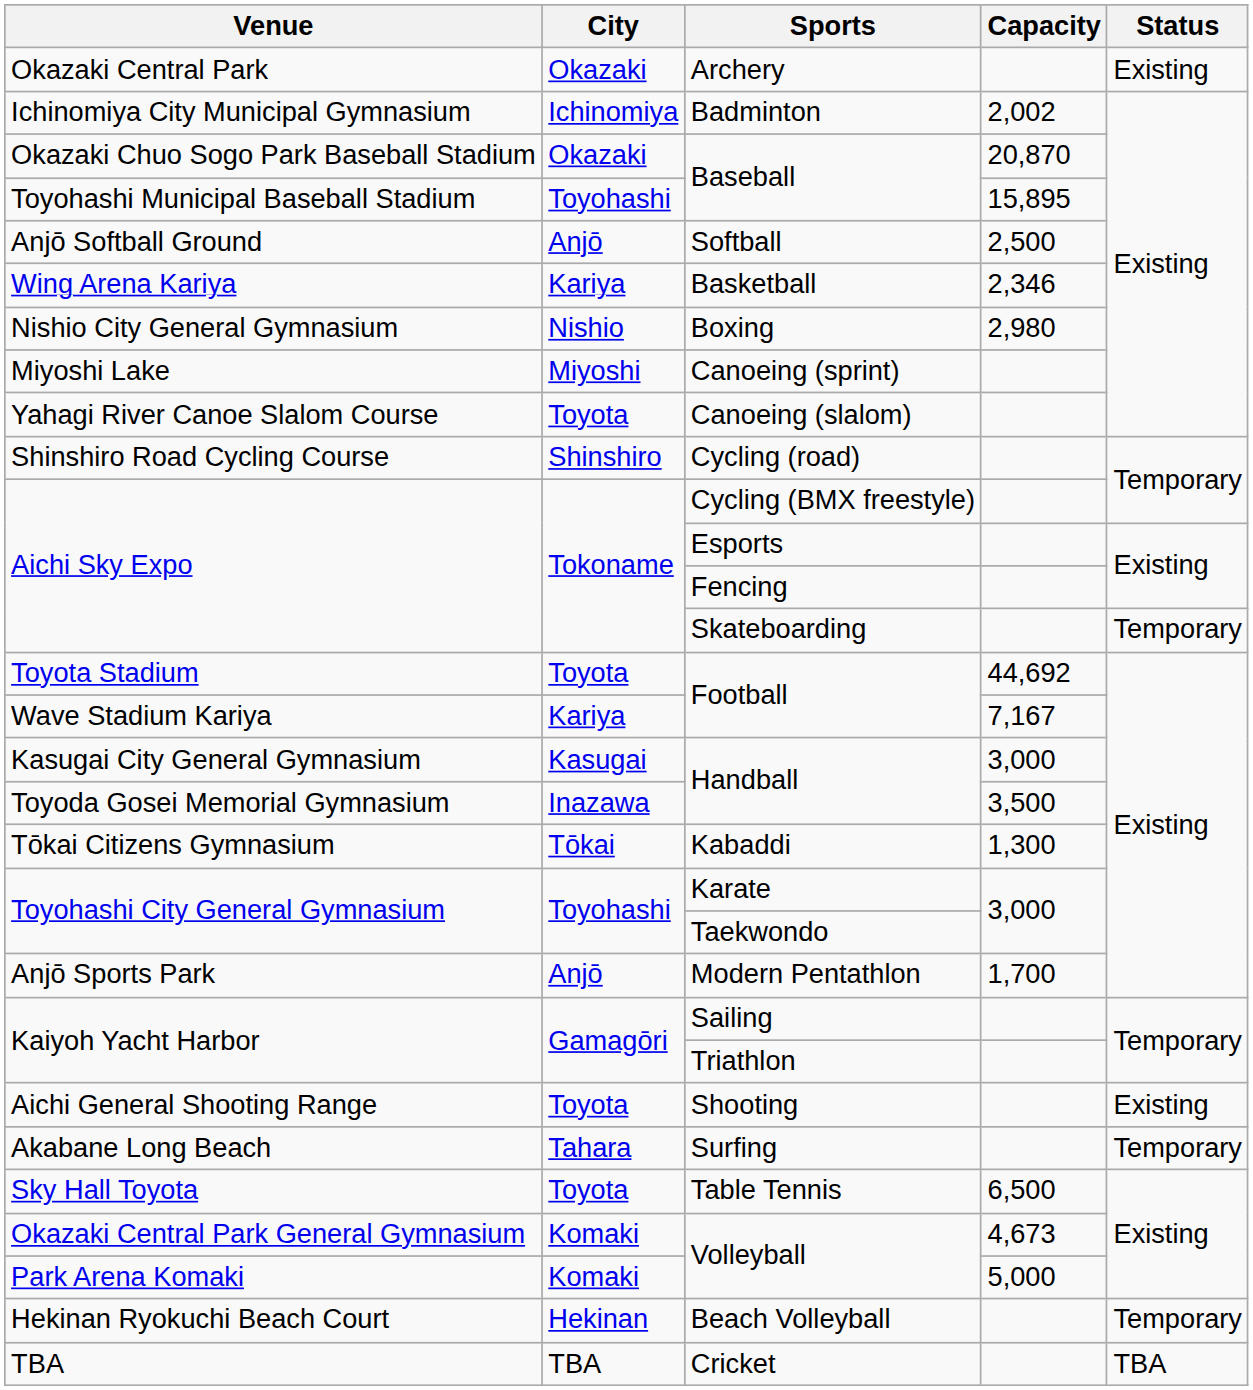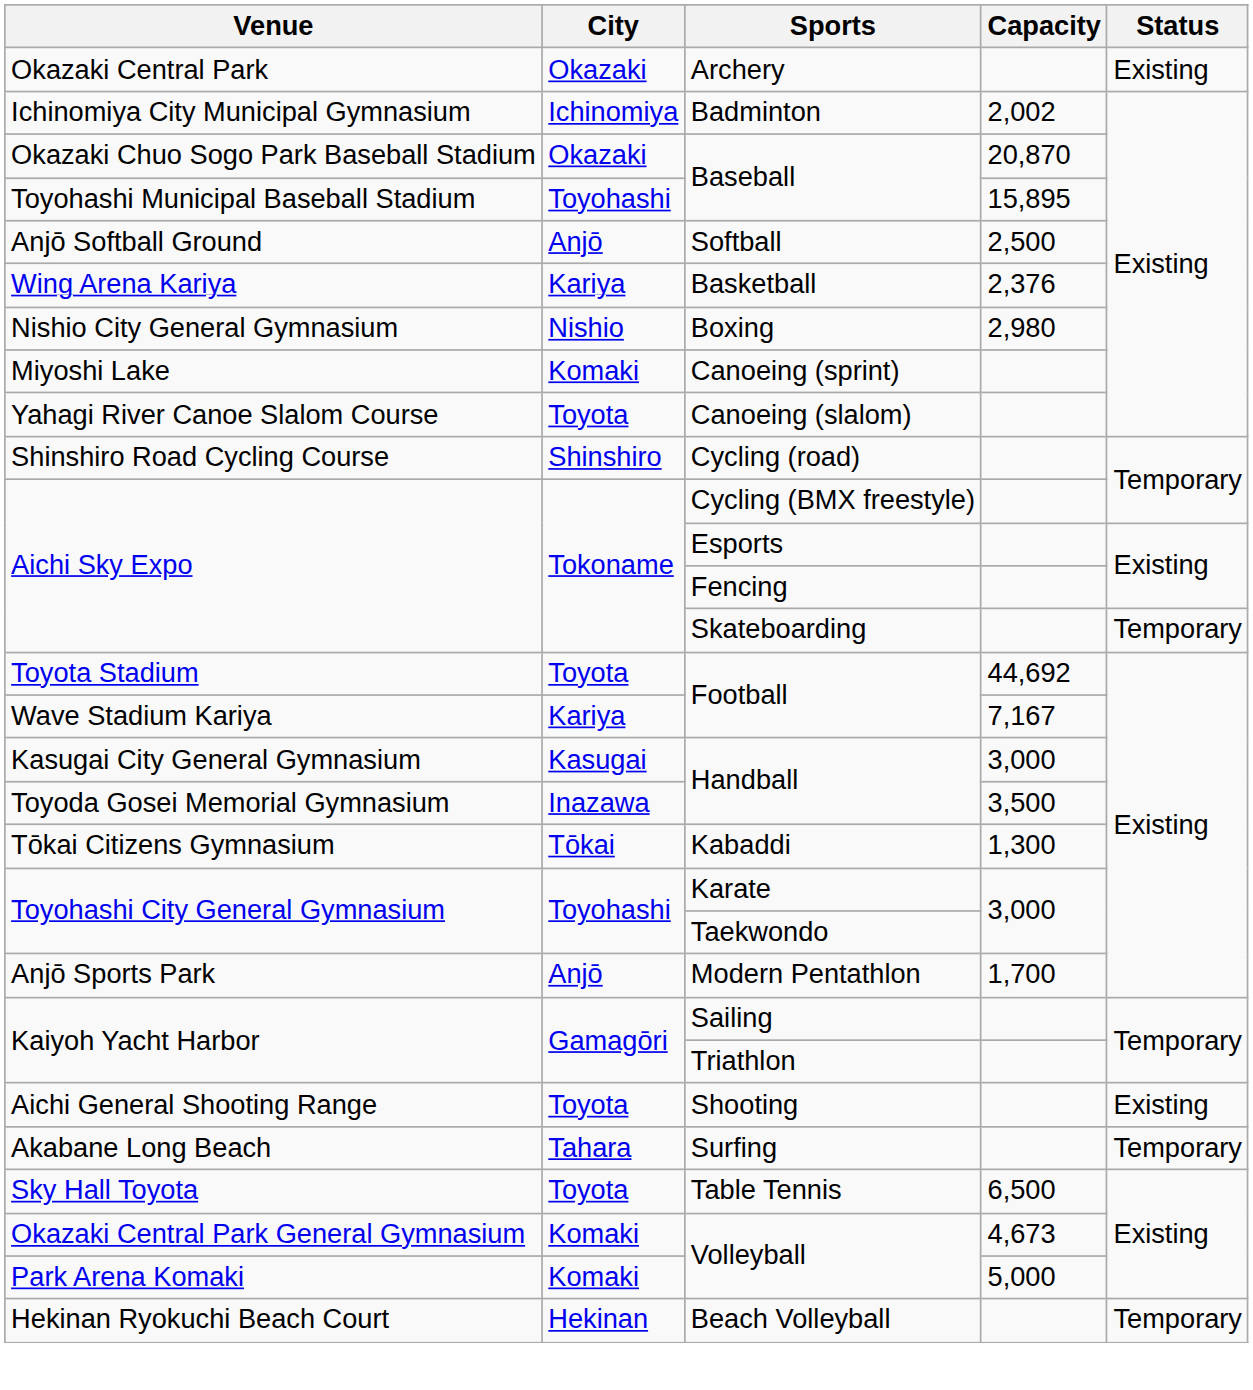(1022, 284) 2,346 -> (1022, 284) 2,376
(594, 371) Miyoshi -> (594, 371) Komaki
- row: (38, 1363)
